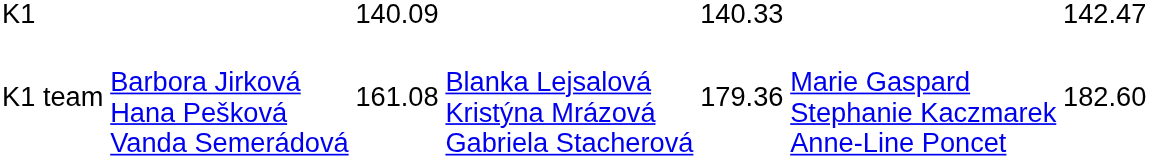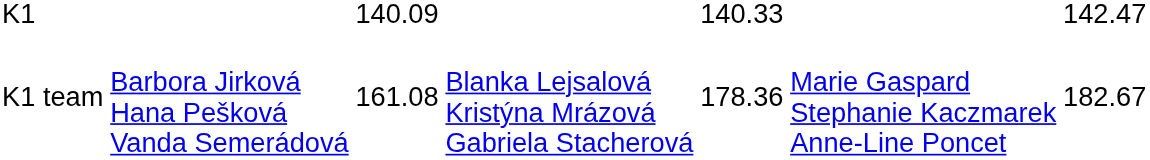(742, 97) 179.36 -> (742, 97) 178.36
(1105, 97) 182.60 -> (1105, 97) 182.67
